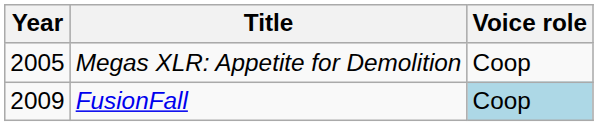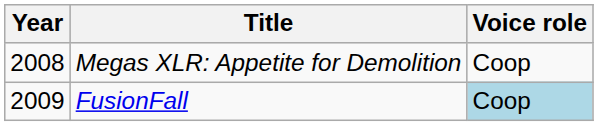(37, 62) 2005 -> (37, 62) 2008
